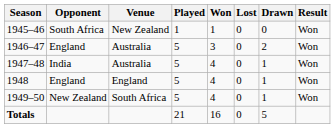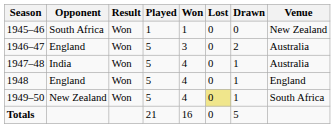columns swapped: (140, 13) <-> (313, 13)
(239, 98) no background -> (211, 98) khaki background
